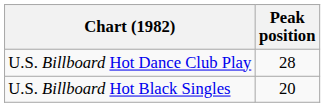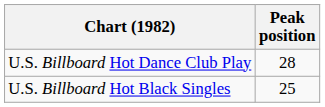(287, 89) 20 -> (287, 89) 25
